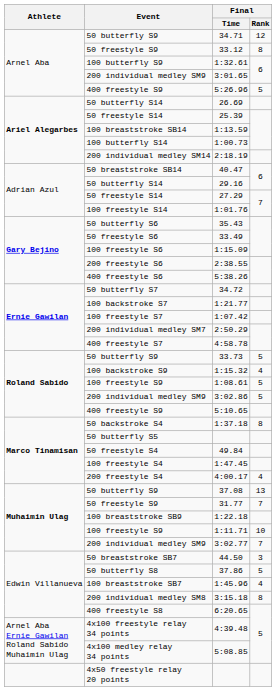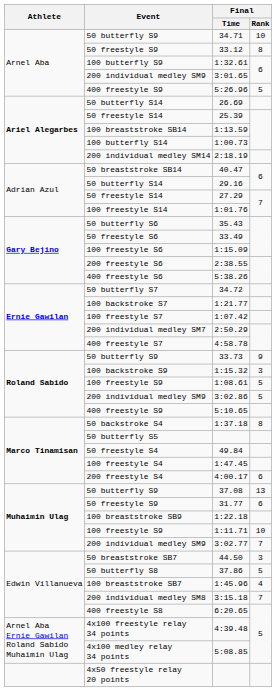(260, 36) 12 -> (260, 36) 10
(261, 357) 5 -> (261, 357) 9
(261, 370) 4 -> (261, 370) 3
(261, 477) 4 -> (261, 477) 6
(261, 504) 7 -> (261, 504) 6
(261, 597) 8 -> (261, 597) 7
